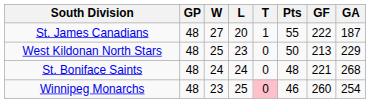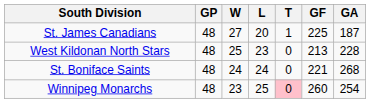- column: (292, 13)
(322, 32) 222 -> (318, 32) 225
(351, 51) 229 -> (350, 51) 228
